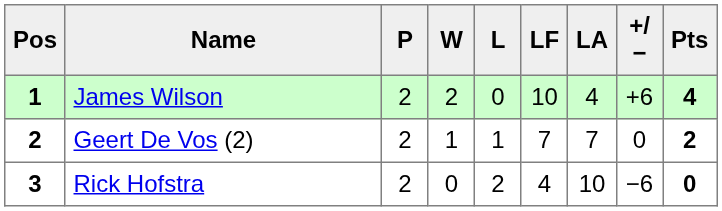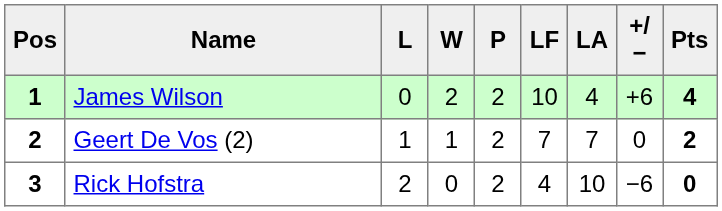columns swapped: (405, 39) <-> (498, 39)
